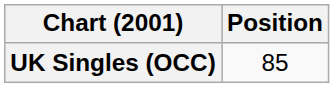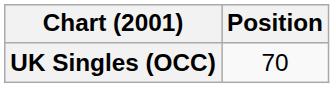(275, 62) 85 -> (275, 62) 70
